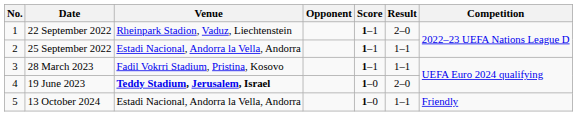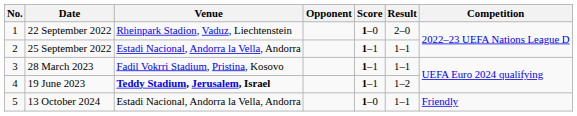(370, 30) 1–1 -> (370, 30) 1–0
(370, 83) 1–0 -> (370, 83) 1–1
(402, 83) 2–0 -> (402, 83) 1–2
